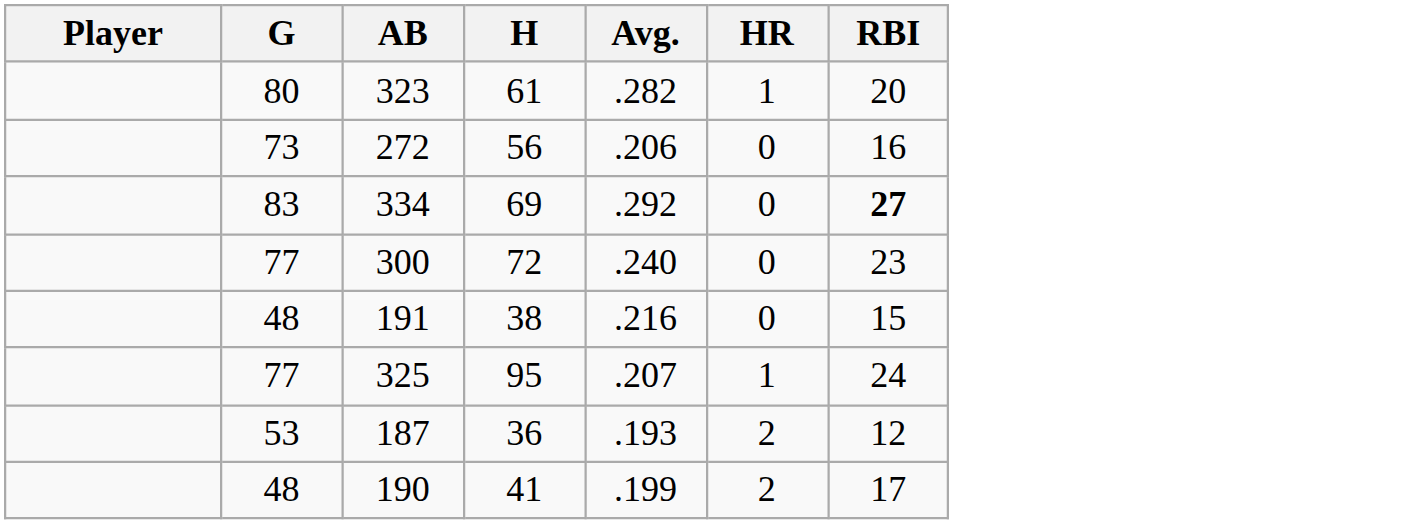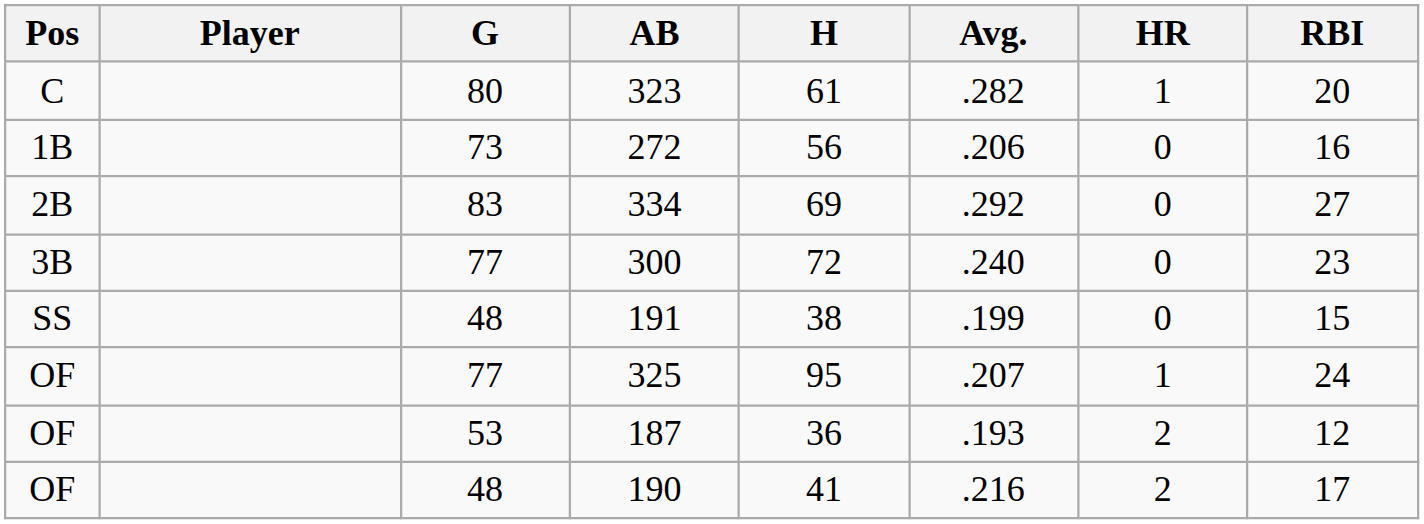+ column: (52, 33)
(888, 204) bold -> (1332, 204) normal
(645, 318) .216 -> (993, 318) .199
(645, 489) .199 -> (993, 489) .216
